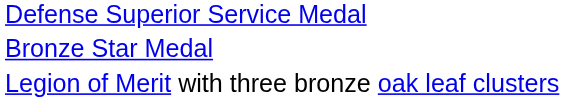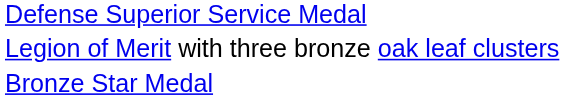rows swapped: (282, 83) <-> (109, 49)
